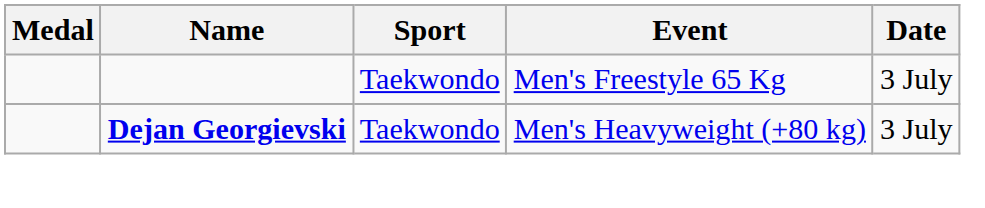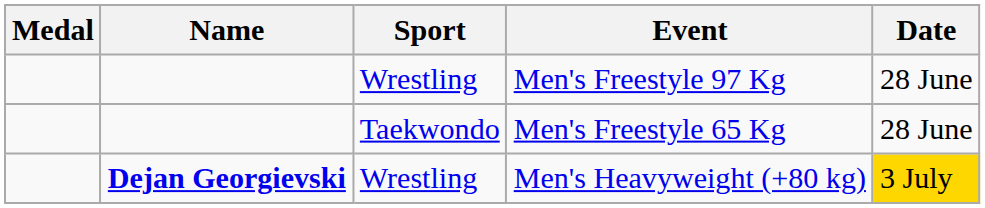+ row: (650, 79)
(916, 79) 3 July -> (926, 128) 28 June
(430, 128) Taekwondo -> (419, 178) Wrestling
(916, 128) no background -> (916, 178) gold background
